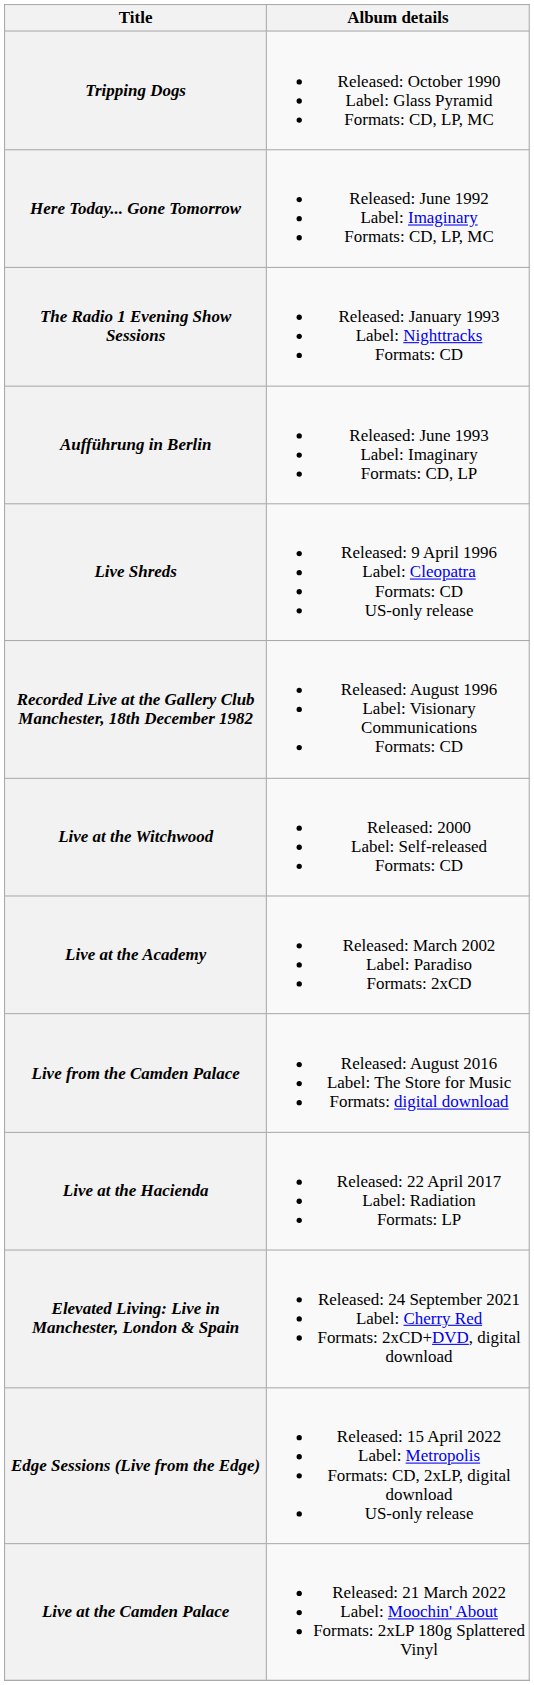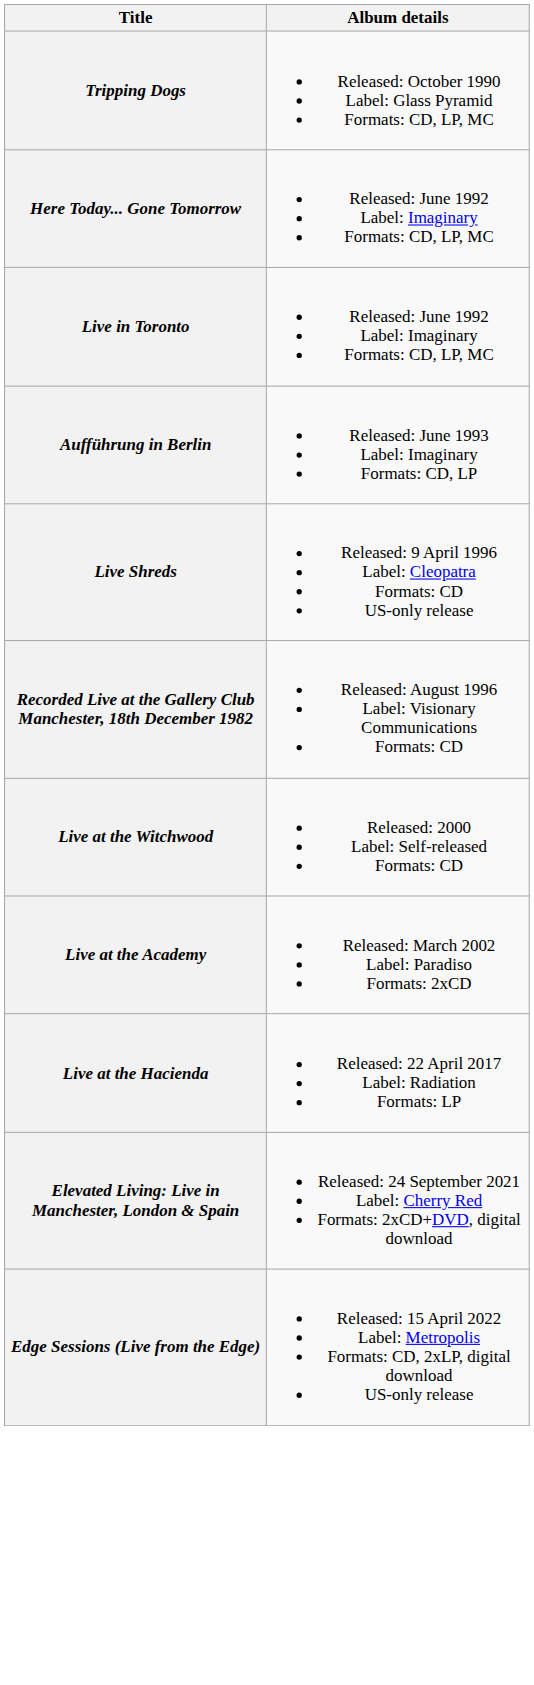+ row: (136, 326)
- row: (136, 326)
- row: (136, 1073)
- row: (136, 1612)
